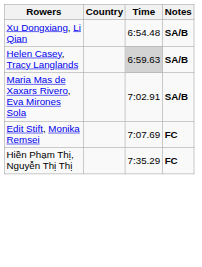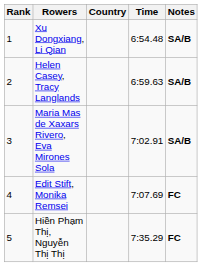+ column: (18, 12)
(144, 59) lightgrey background -> (147, 81) no background
